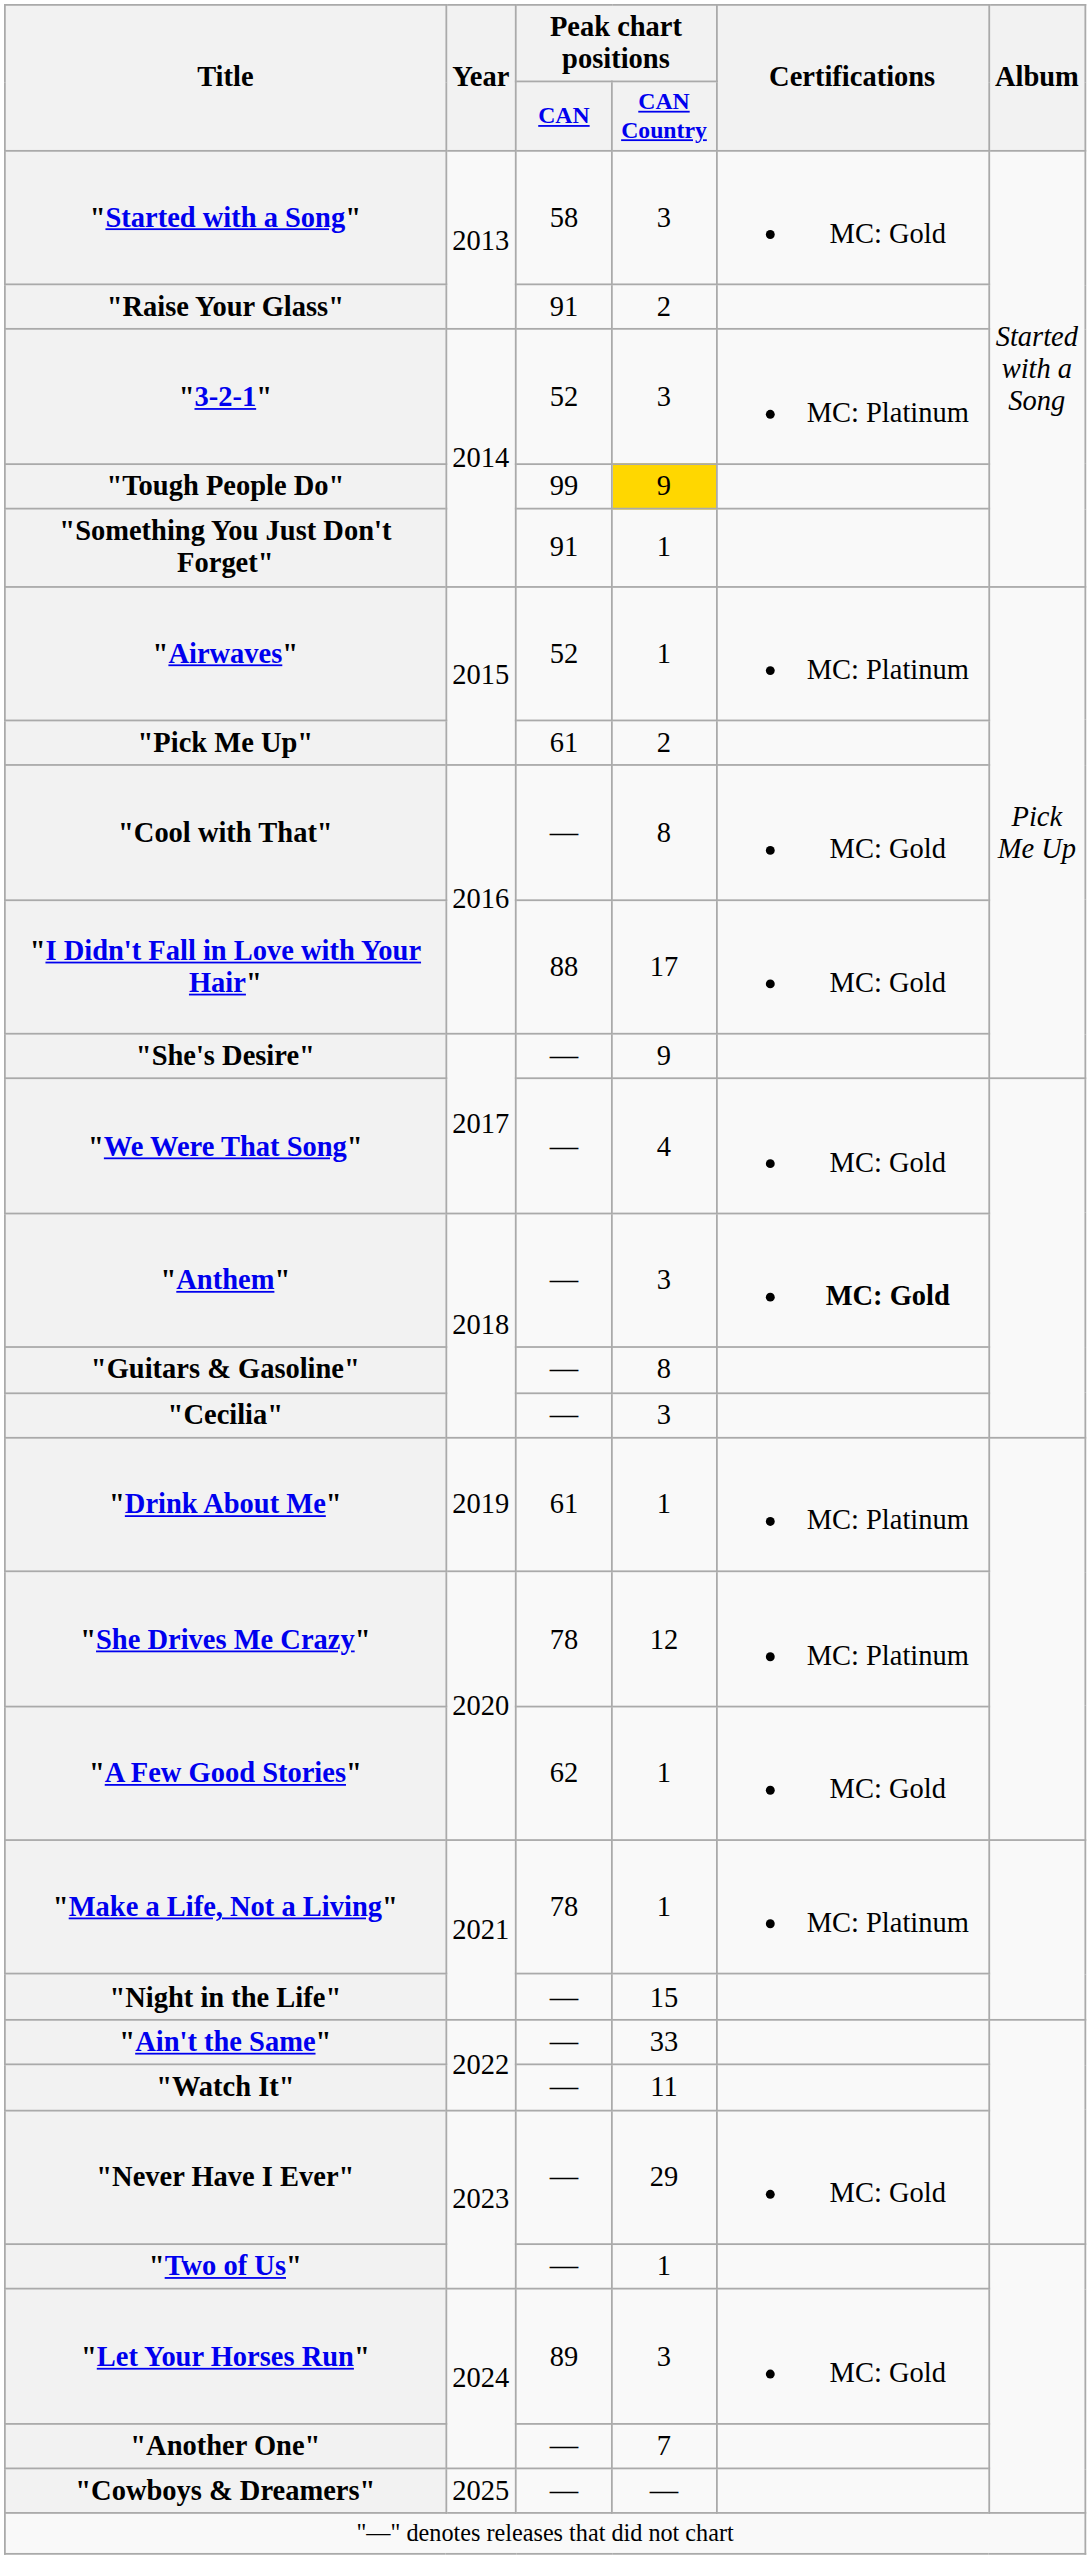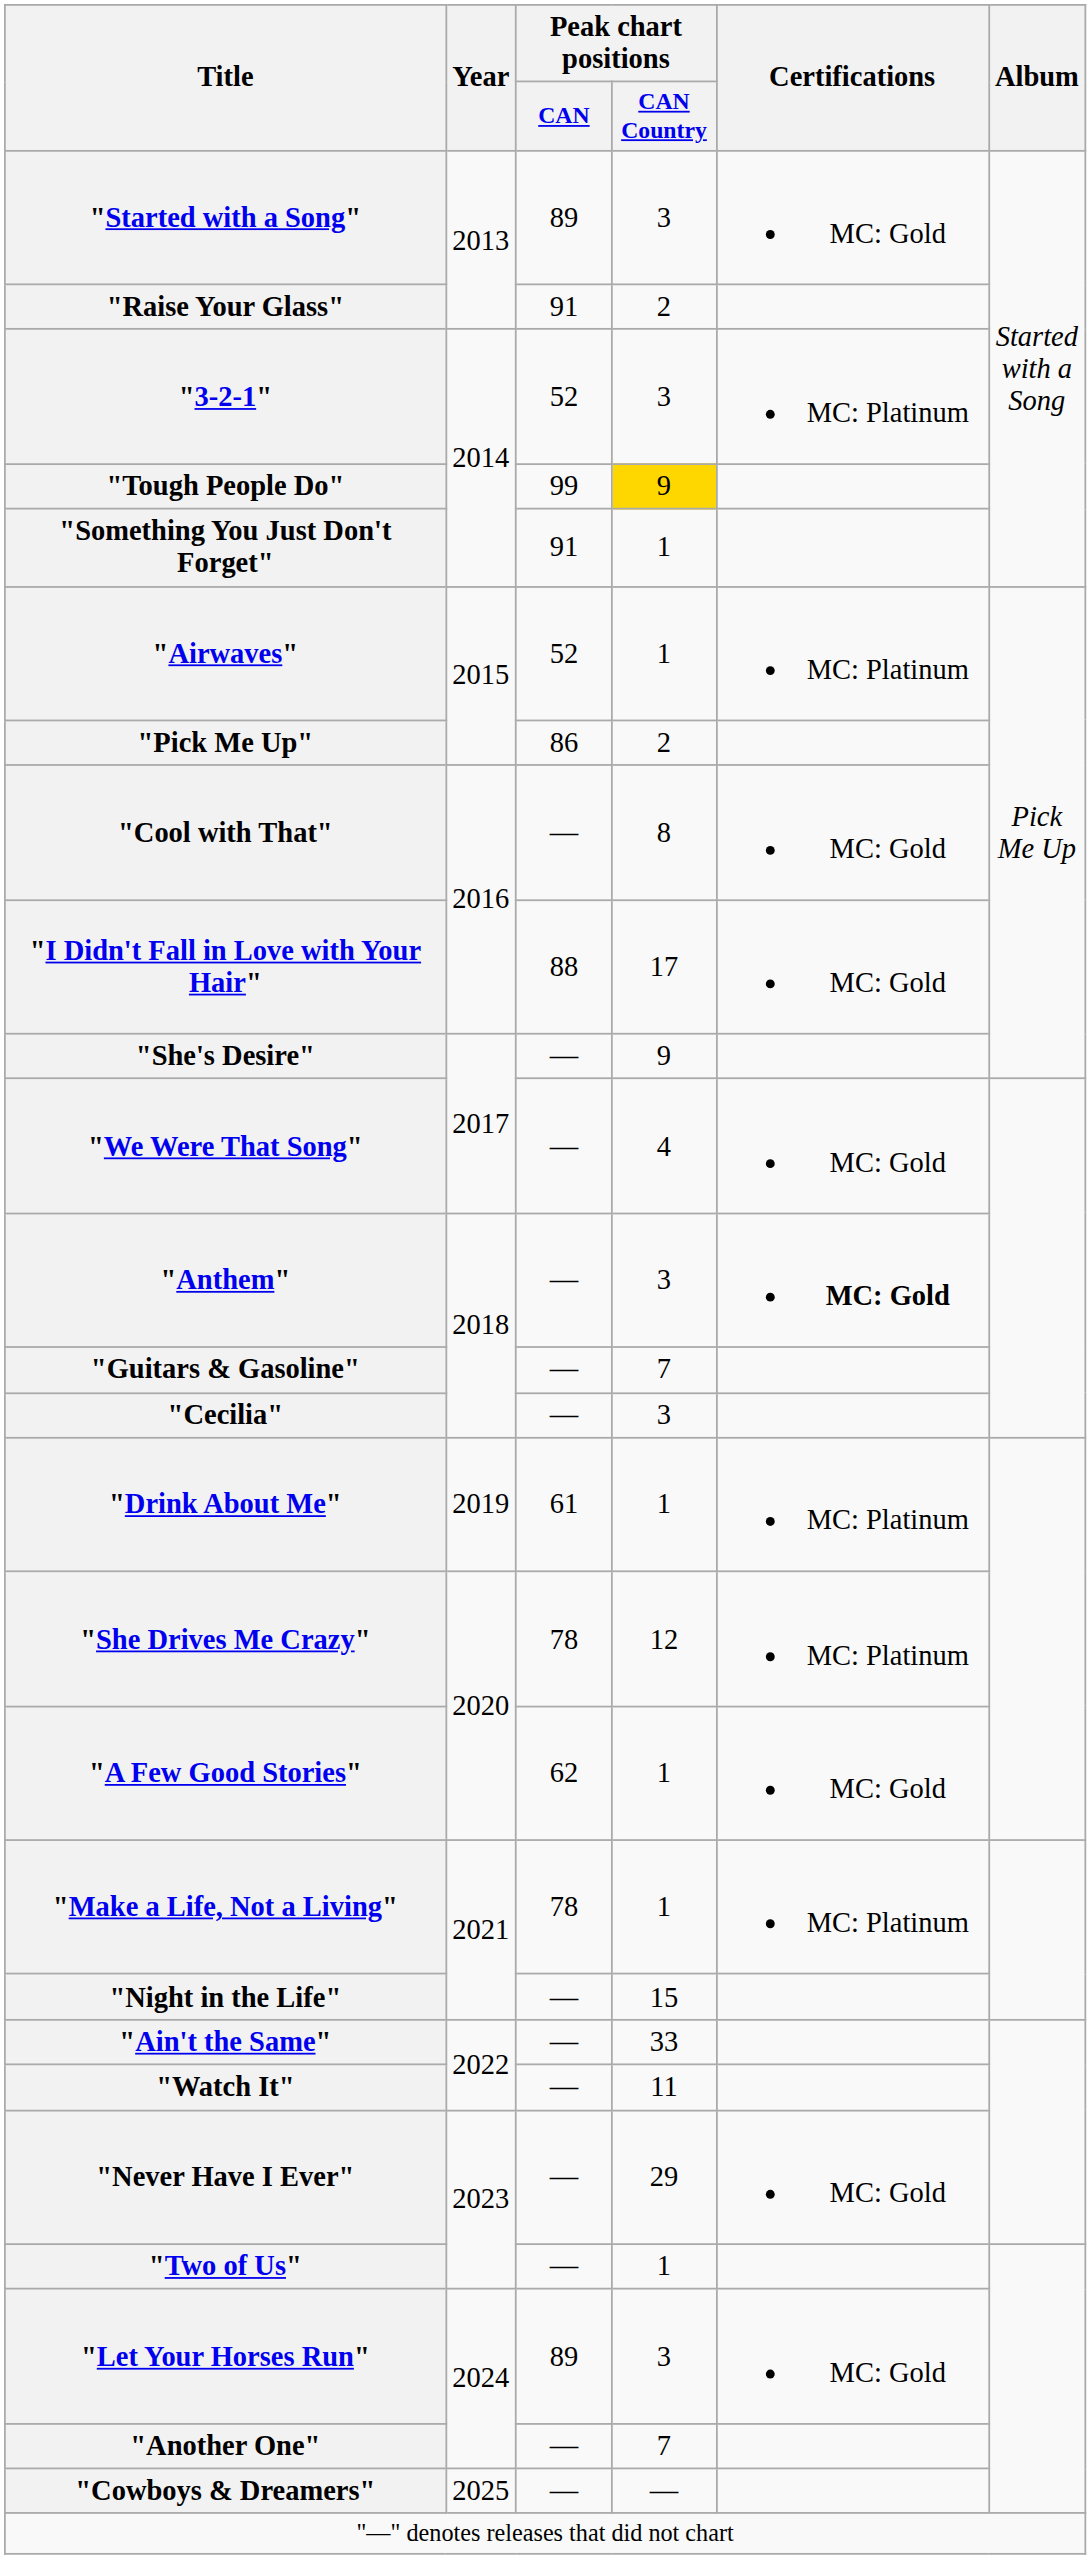(564, 216) 58 -> (564, 216) 89
(564, 742) 61 -> (564, 742) 86
(664, 1369) 8 -> (664, 1369) 7
